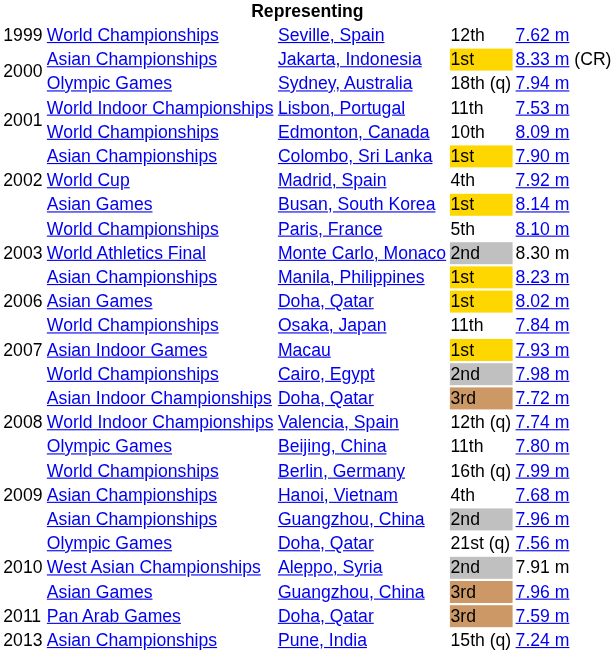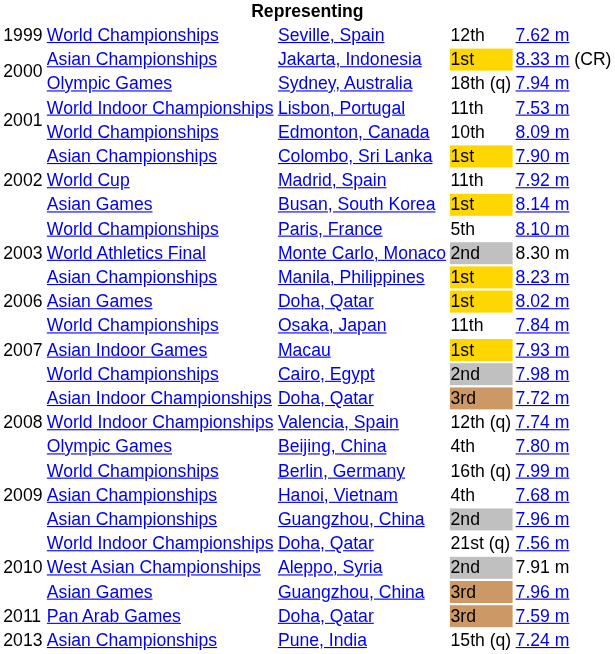(463, 180) 4th -> (467, 180) 11th
(467, 446) 11th -> (463, 446) 4th
(109, 543) Olympic Games -> (160, 543) World Indoor Championships
